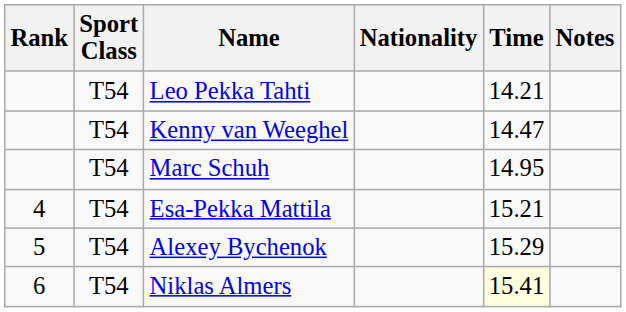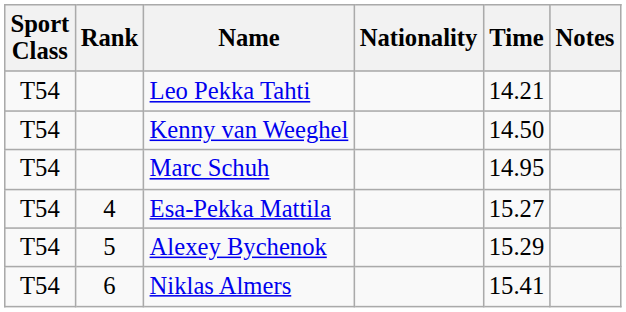columns swapped: (39, 37) <-> (109, 37)
(516, 129) 14.47 -> (516, 129) 14.50
(516, 208) 15.21 -> (516, 208) 15.27
(516, 286) lightyellow background -> (516, 286) no background
